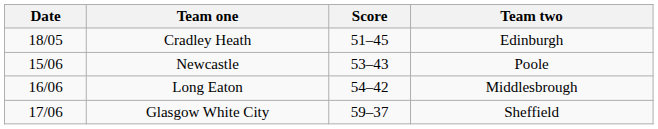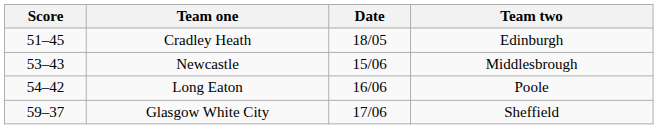columns swapped: (46, 16) <-> (370, 16)
(532, 64) Poole -> (532, 64) Middlesbrough
(532, 87) Middlesbrough -> (532, 87) Poole
